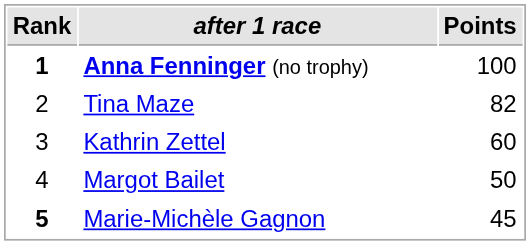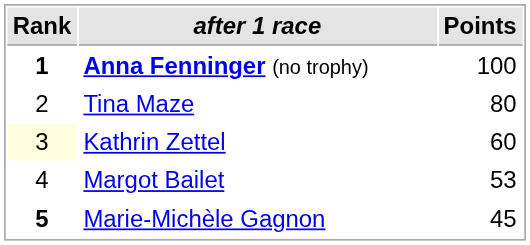(503, 104) 82 -> (503, 104) 80
(42, 142) no background -> (42, 142) lightyellow background
(503, 181) 50 -> (503, 181) 53
